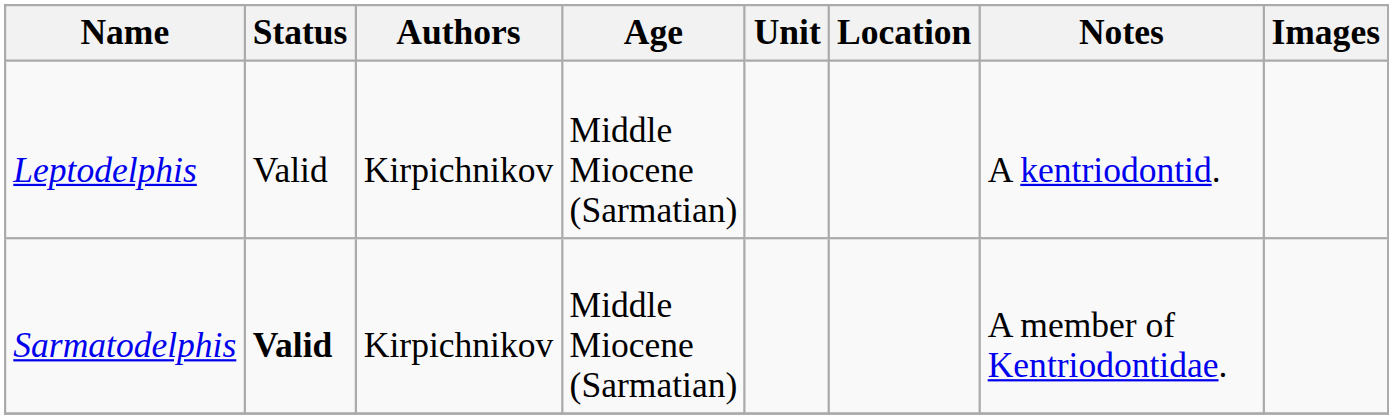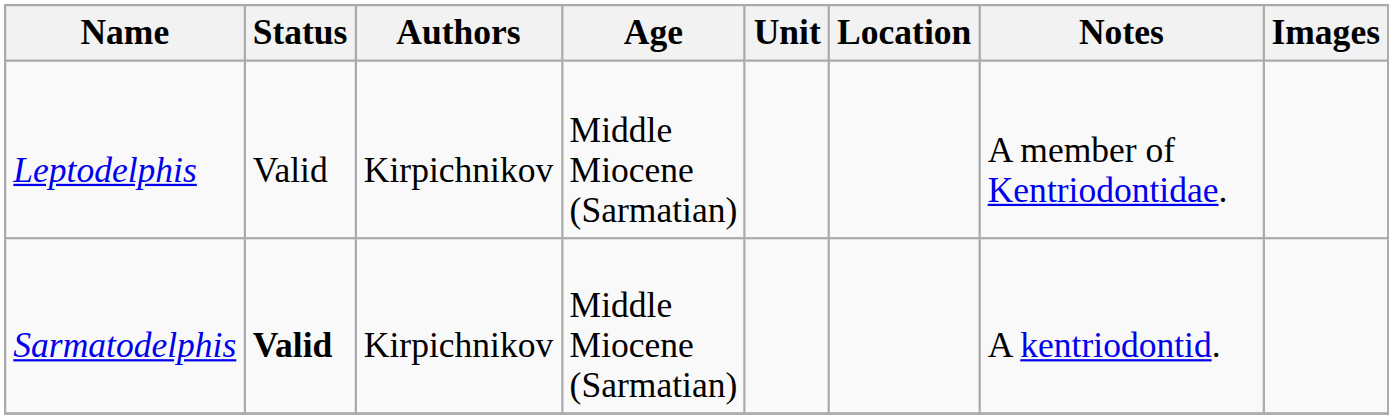(1104, 168) A kentriodontid. -> (1108, 168) A member of Kentriodontidae.
(1108, 345) A member of Kentriodontidae. -> (1104, 345) A kentriodontid.
